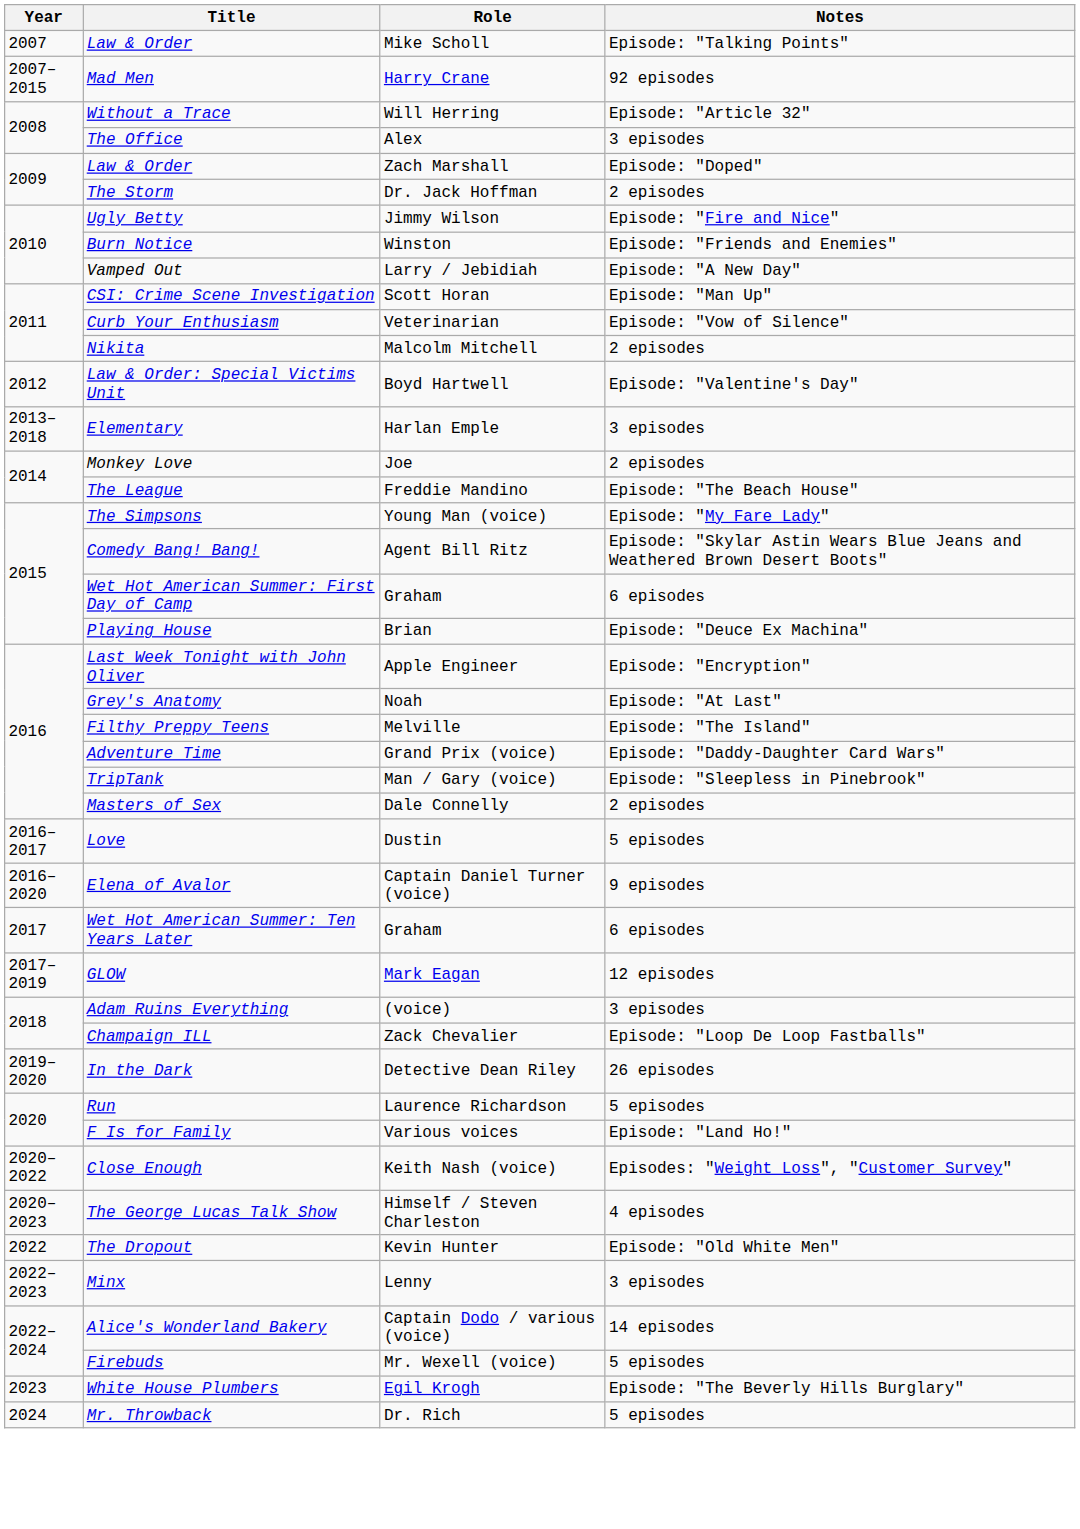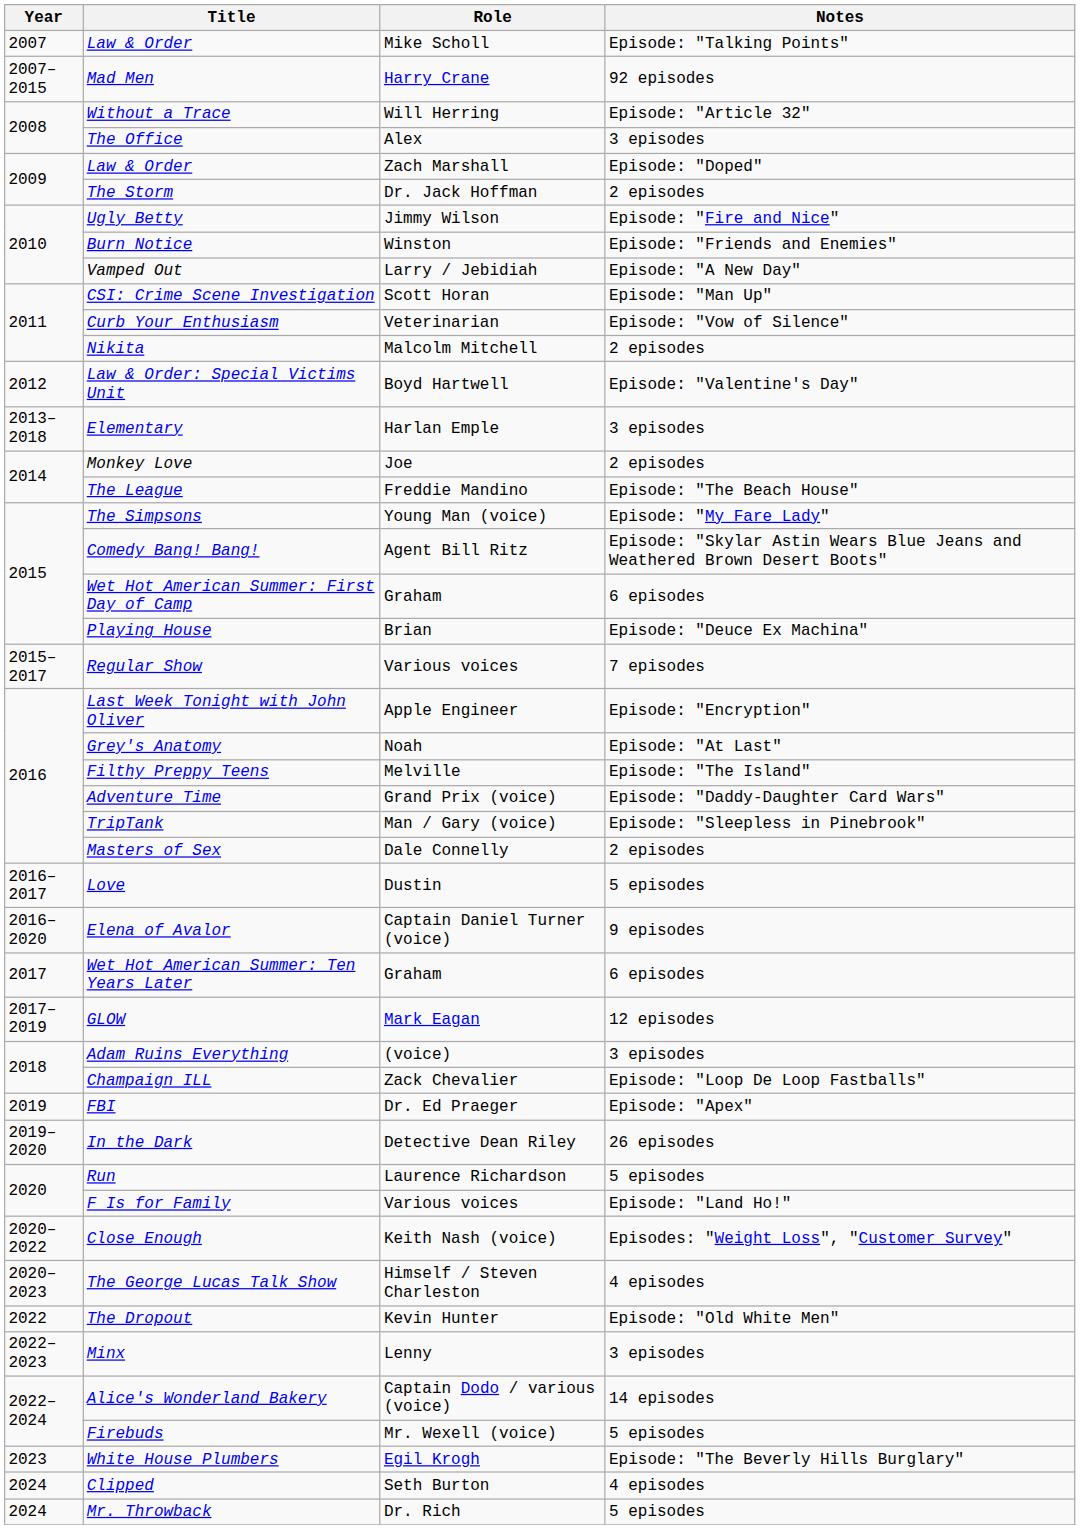+ row: (144, 666)
+ row: (101, 1107)
+ row: (120, 1486)
